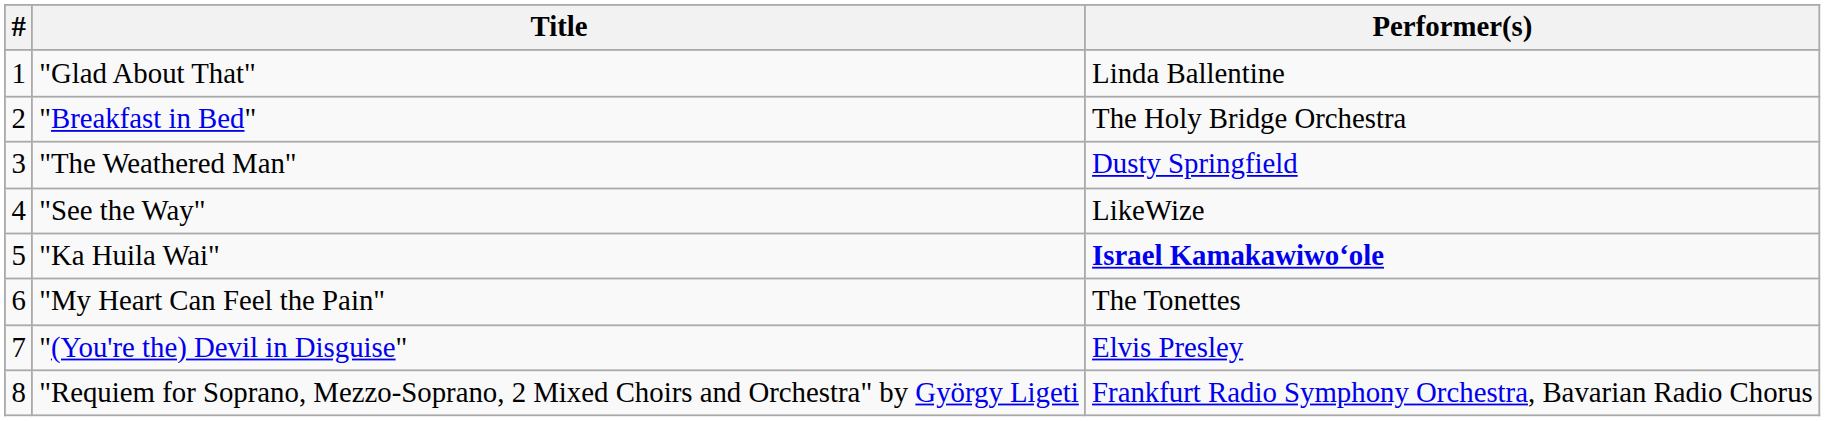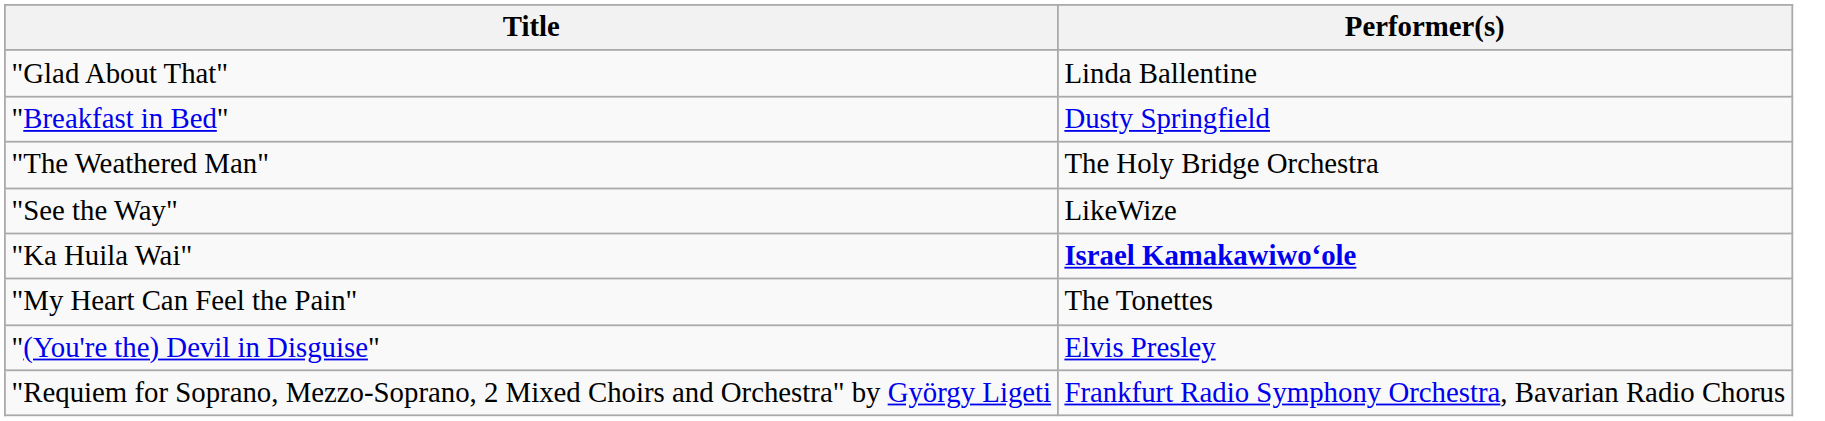- column: (19, 27)
(1249, 118) The Holy Bridge Orchestra -> (1167, 118) Dusty Springfield
(1195, 164) Dusty Springfield -> (1222, 164) The Holy Bridge Orchestra
